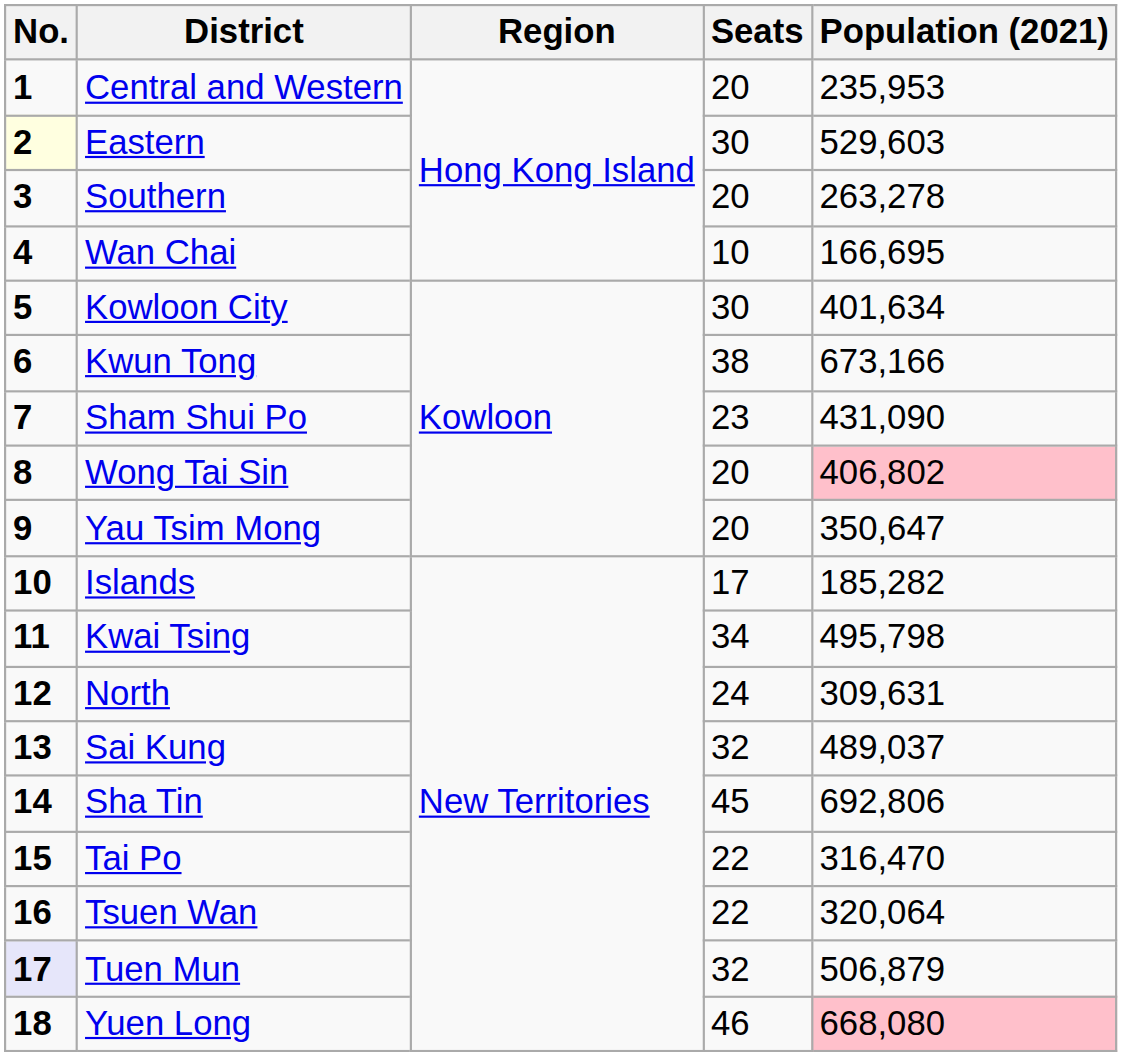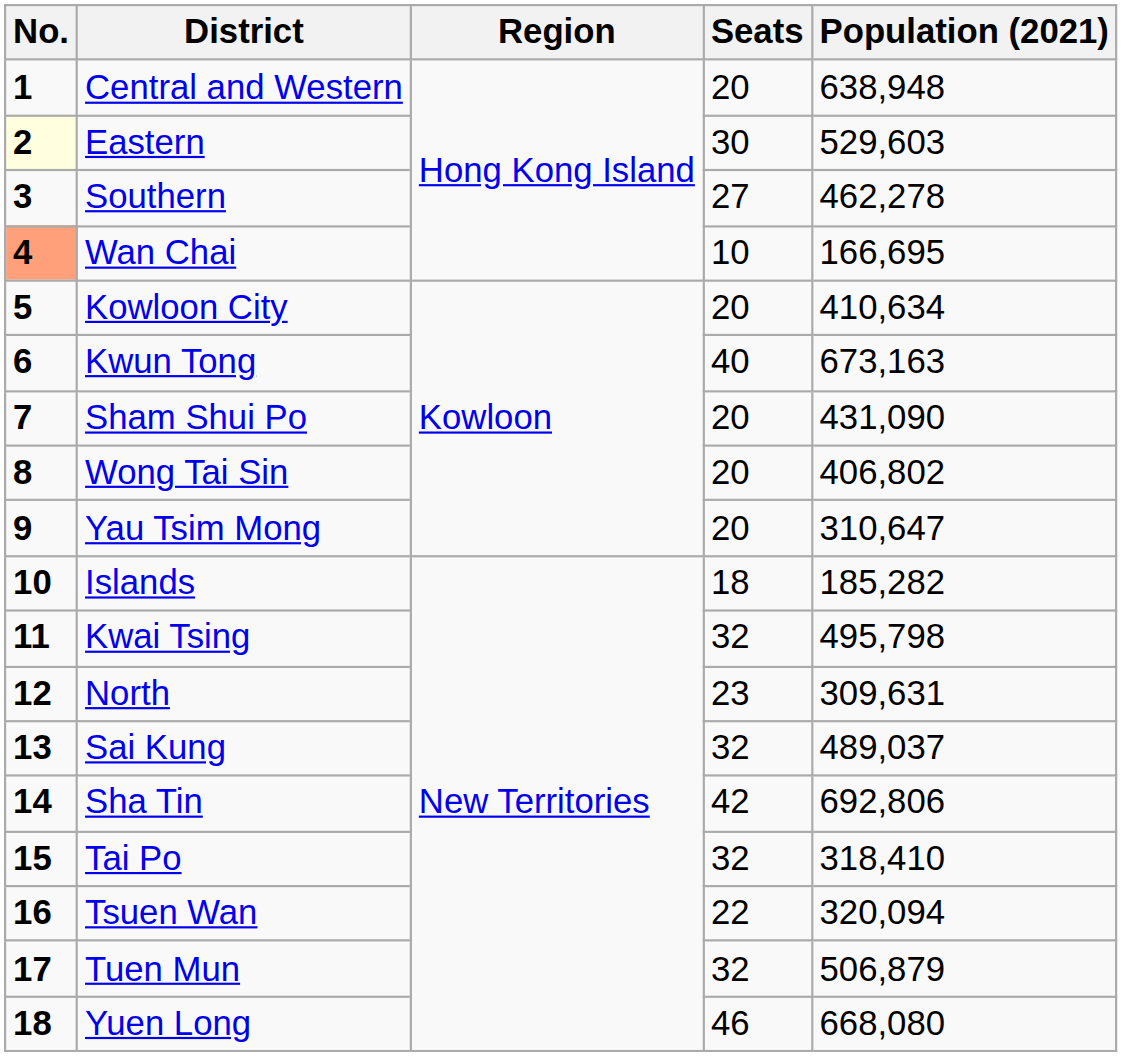(882, 87) 235,953 -> (882, 87) 638,948
(730, 197) 20 -> (730, 197) 27
(882, 197) 263,278 -> (882, 197) 462,278
(23, 252) no background -> (23, 252) lightsalmon background
(730, 307) 30 -> (730, 307) 20
(882, 307) 401,634 -> (882, 307) 410,634
(730, 362) 38 -> (730, 362) 40
(882, 362) 673,166 -> (882, 362) 673,163
(730, 417) 23 -> (730, 417) 20
(882, 472) pink background -> (882, 472) no background
(882, 527) 350,647 -> (882, 527) 310,647
(730, 582) 17 -> (730, 582) 18
(730, 637) 34 -> (730, 637) 32
(730, 692) 24 -> (730, 692) 23
(730, 802) 45 -> (730, 802) 42
(730, 857) 22 -> (730, 857) 32
(882, 857) 316,470 -> (882, 857) 318,410
(882, 913) 320,064 -> (882, 913) 320,094
(32, 968) lavender background -> (32, 968) no background
(882, 1023) pink background -> (882, 1023) no background
